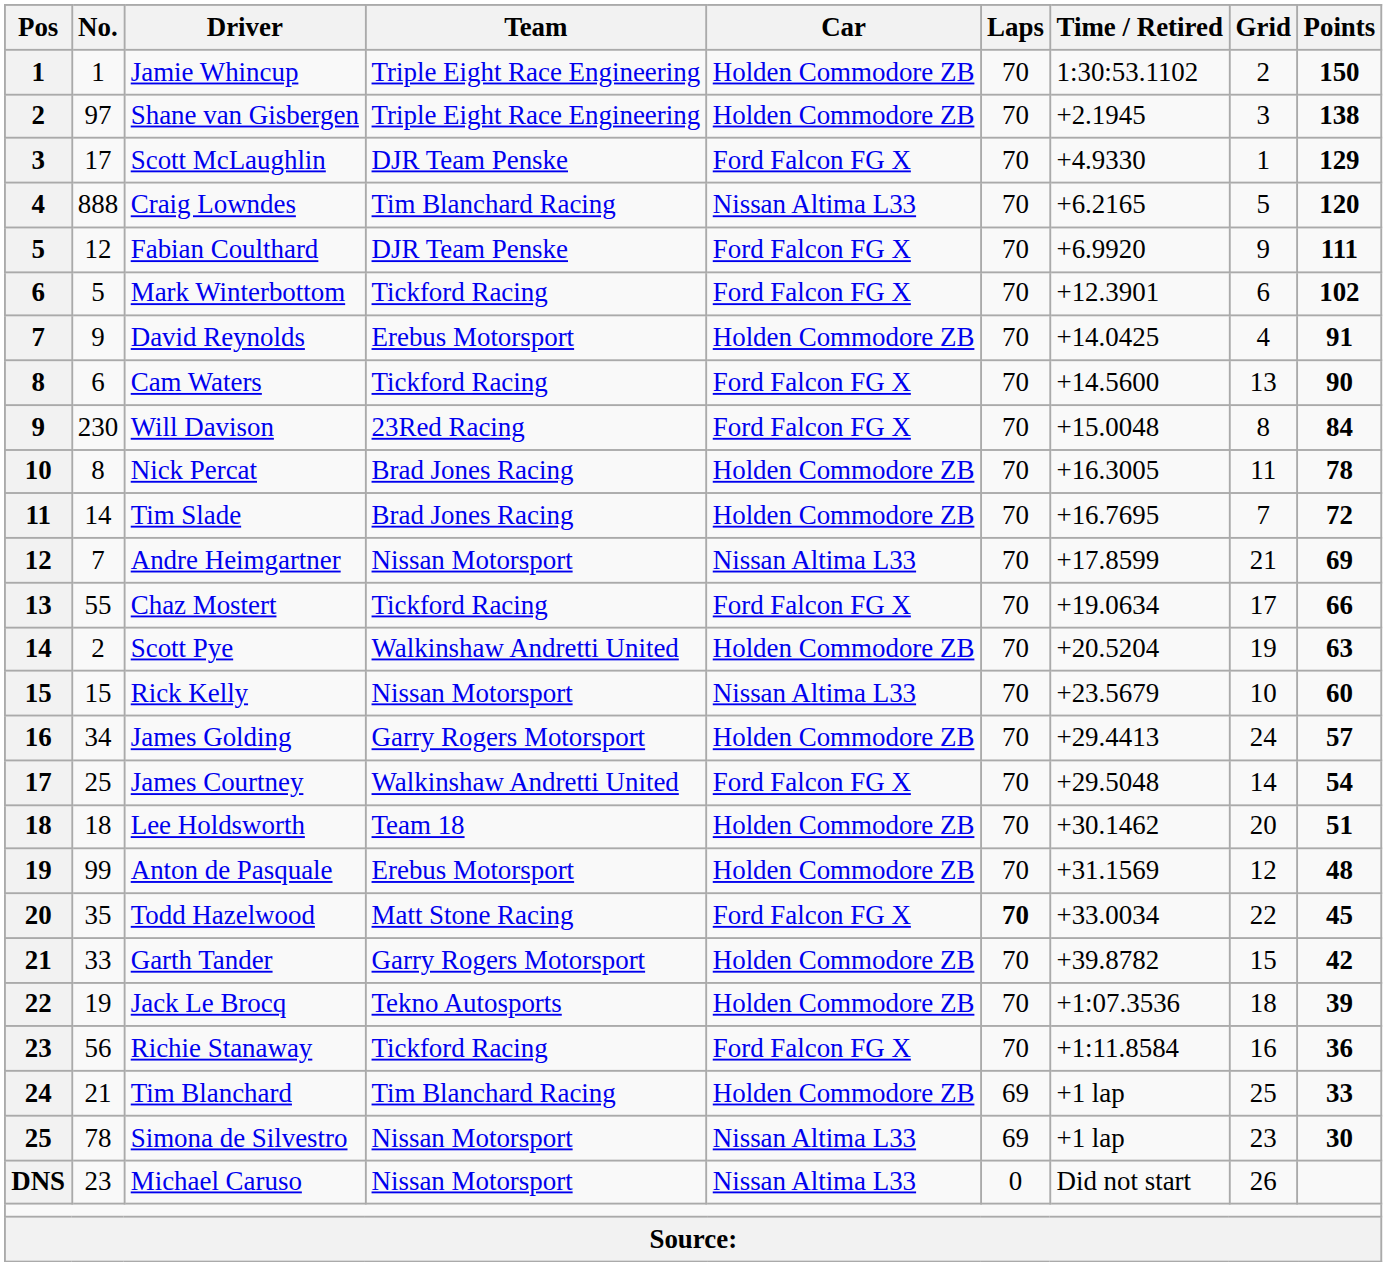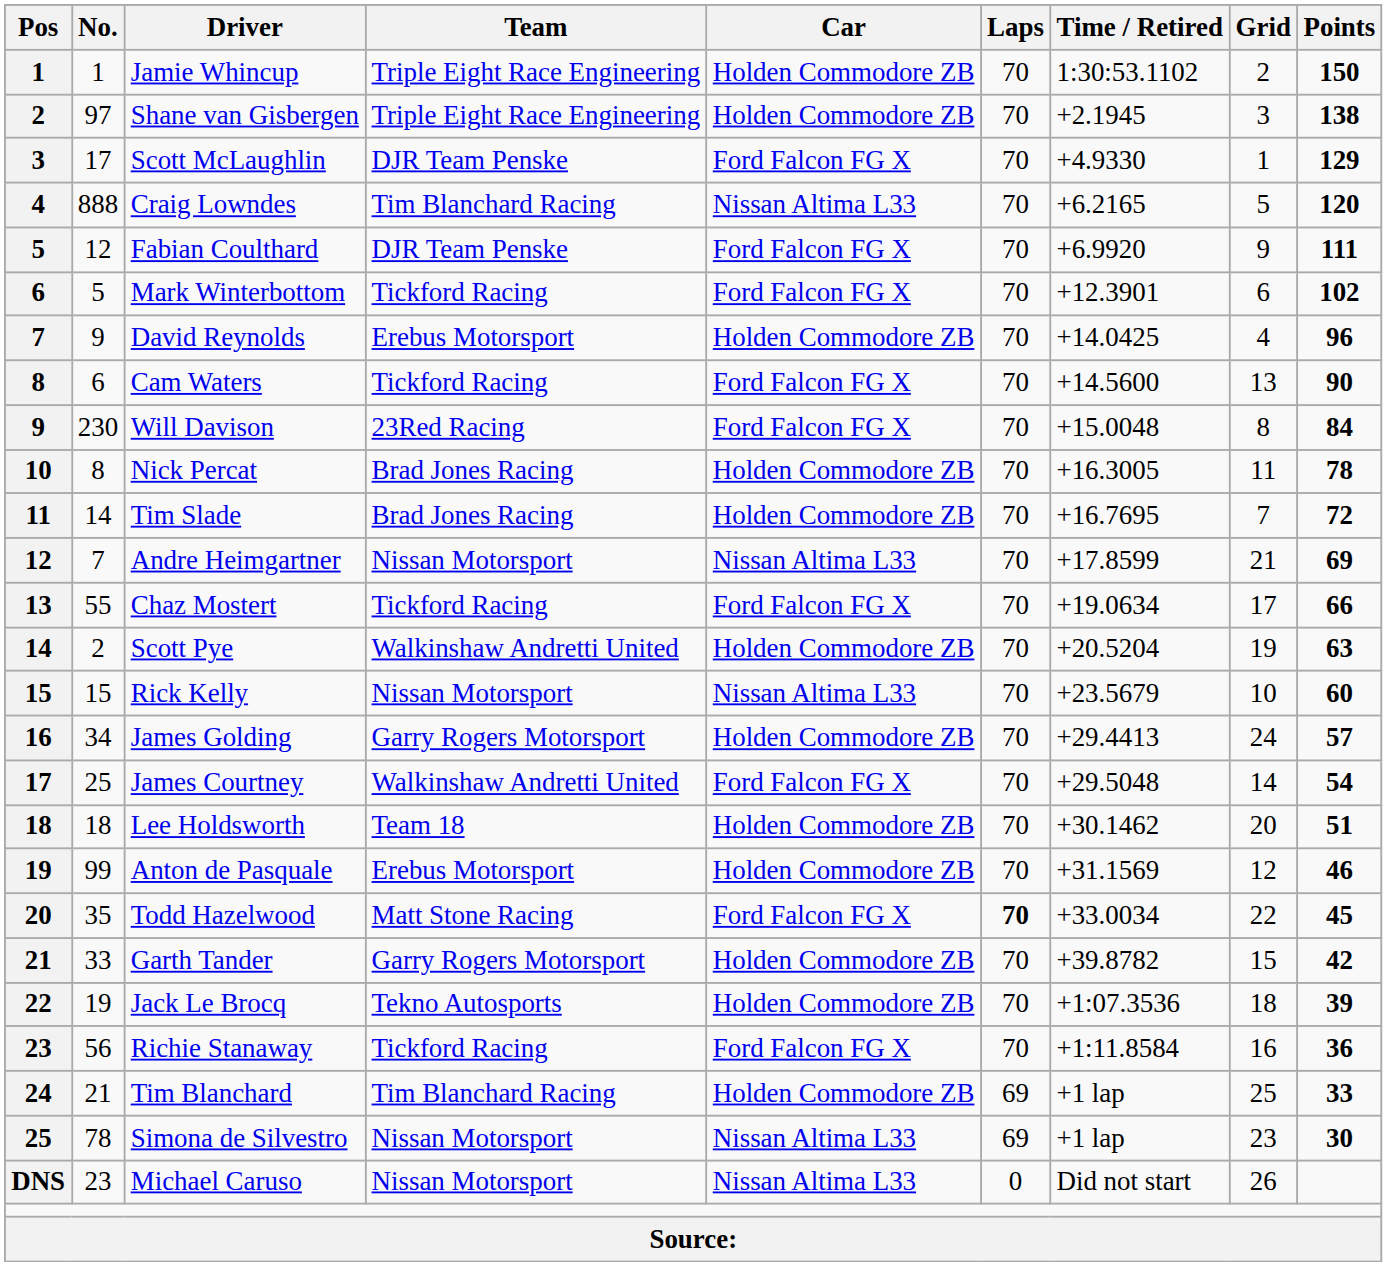(1339, 337) 91 -> (1339, 337) 96
(1339, 870) 48 -> (1339, 870) 46
